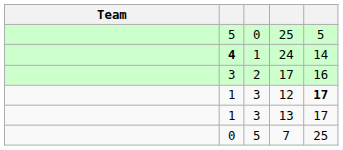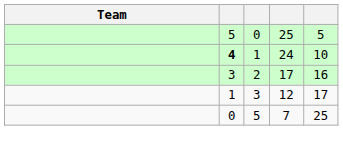(321, 55) 14 -> (321, 55) 10
(321, 95) bold -> (321, 95) normal
- row: (286, 115)
